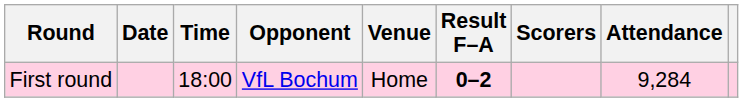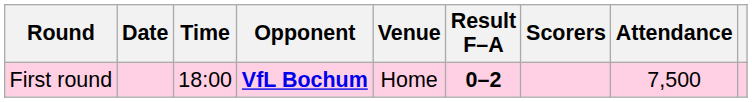(300, 79) normal -> (305, 79) bold
(664, 79) 9,284 -> (674, 79) 7,500
